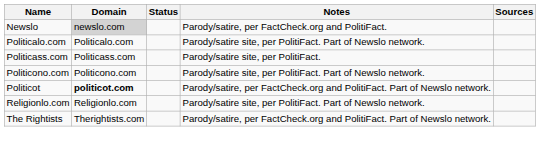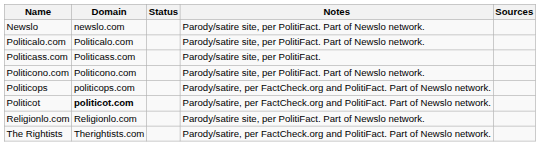(99, 27) lightgrey background -> (99, 27) no background
(285, 27) Parody/satire, per FactCheck.org and PolitiFact. -> (304, 27) Parody/satire site, per PolitiFact. Part of Newslo network.
+ row: (27, 88)
